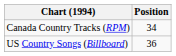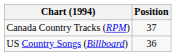(151, 28) 34 -> (151, 28) 37
